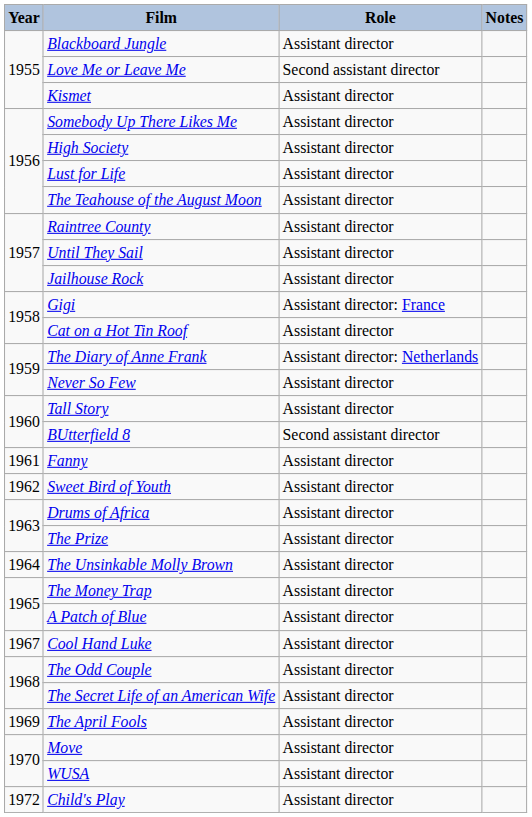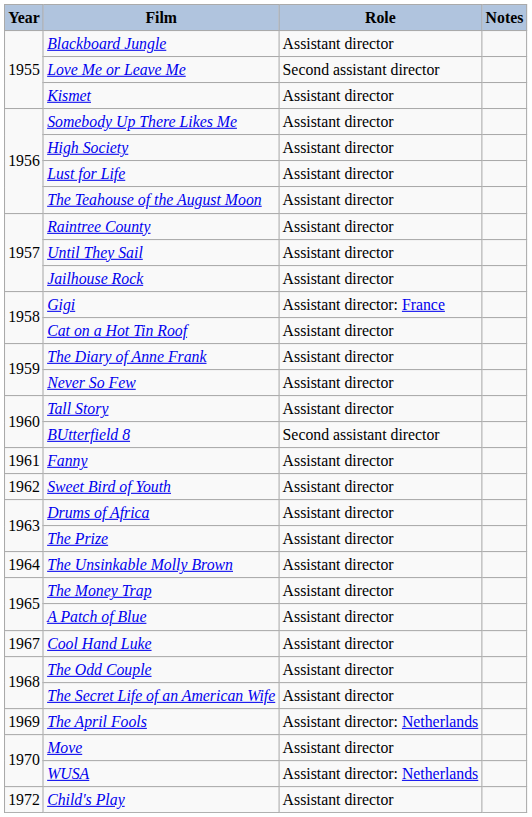(380, 356) Assistant director: Netherlands -> (338, 356) Assistant director
(338, 721) Assistant director -> (380, 721) Assistant director: Netherlands
(338, 773) Assistant director -> (380, 773) Assistant director: Netherlands
